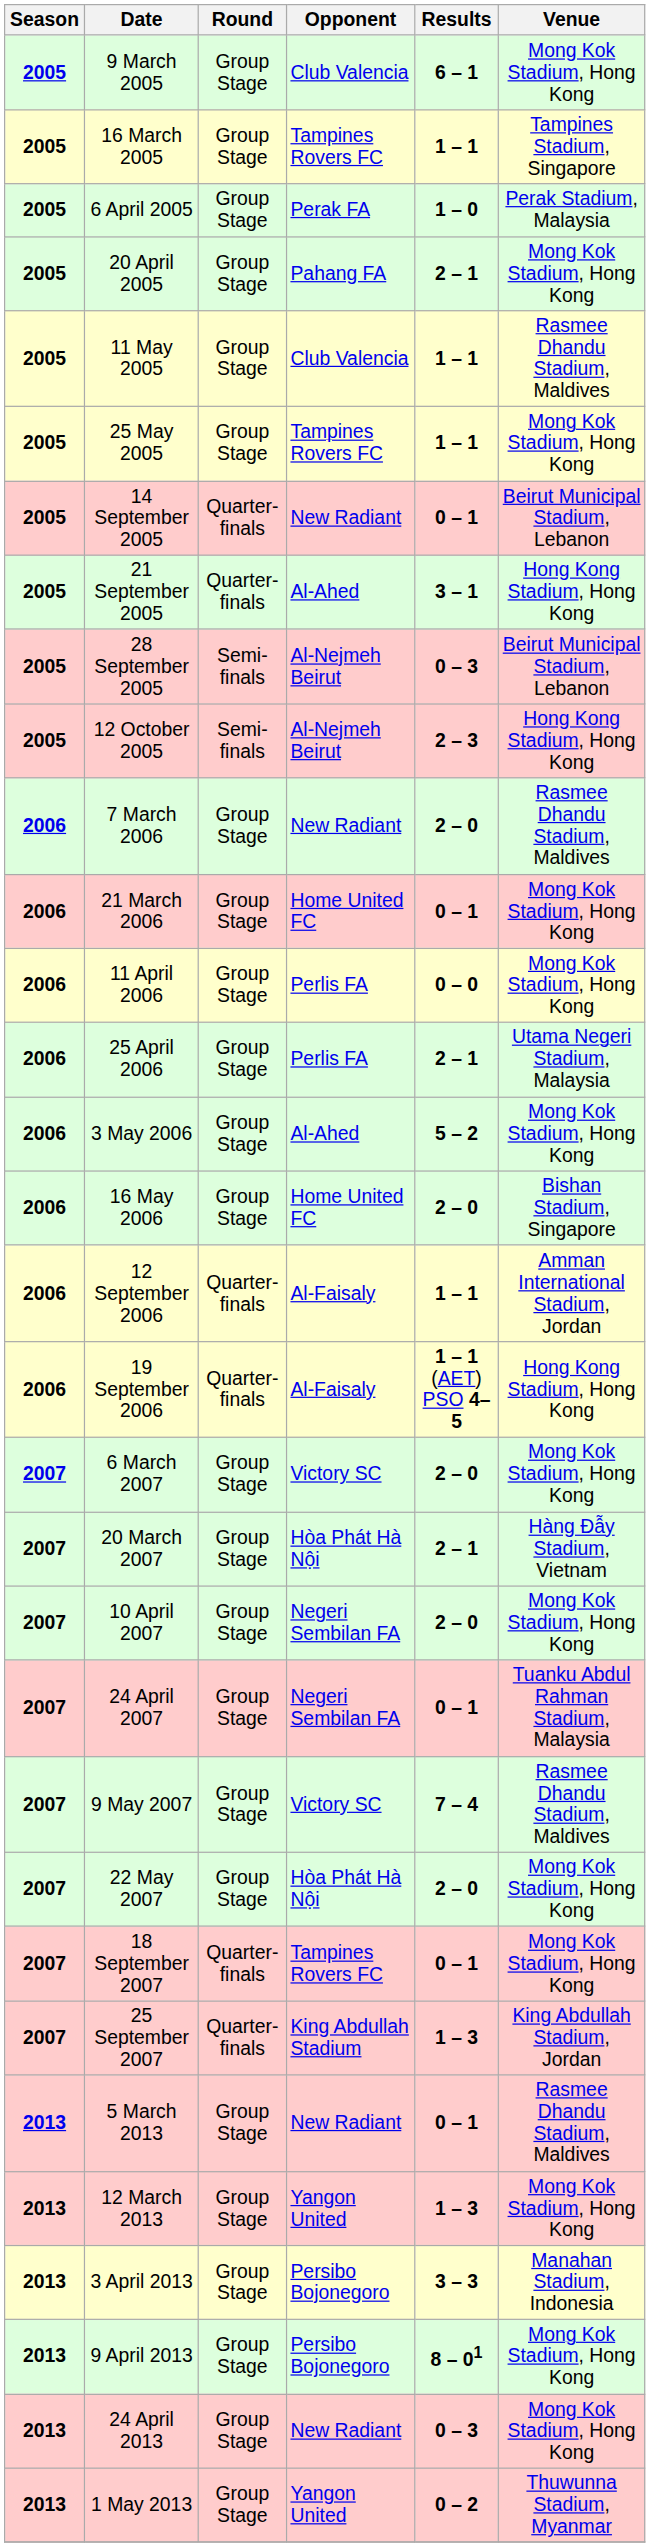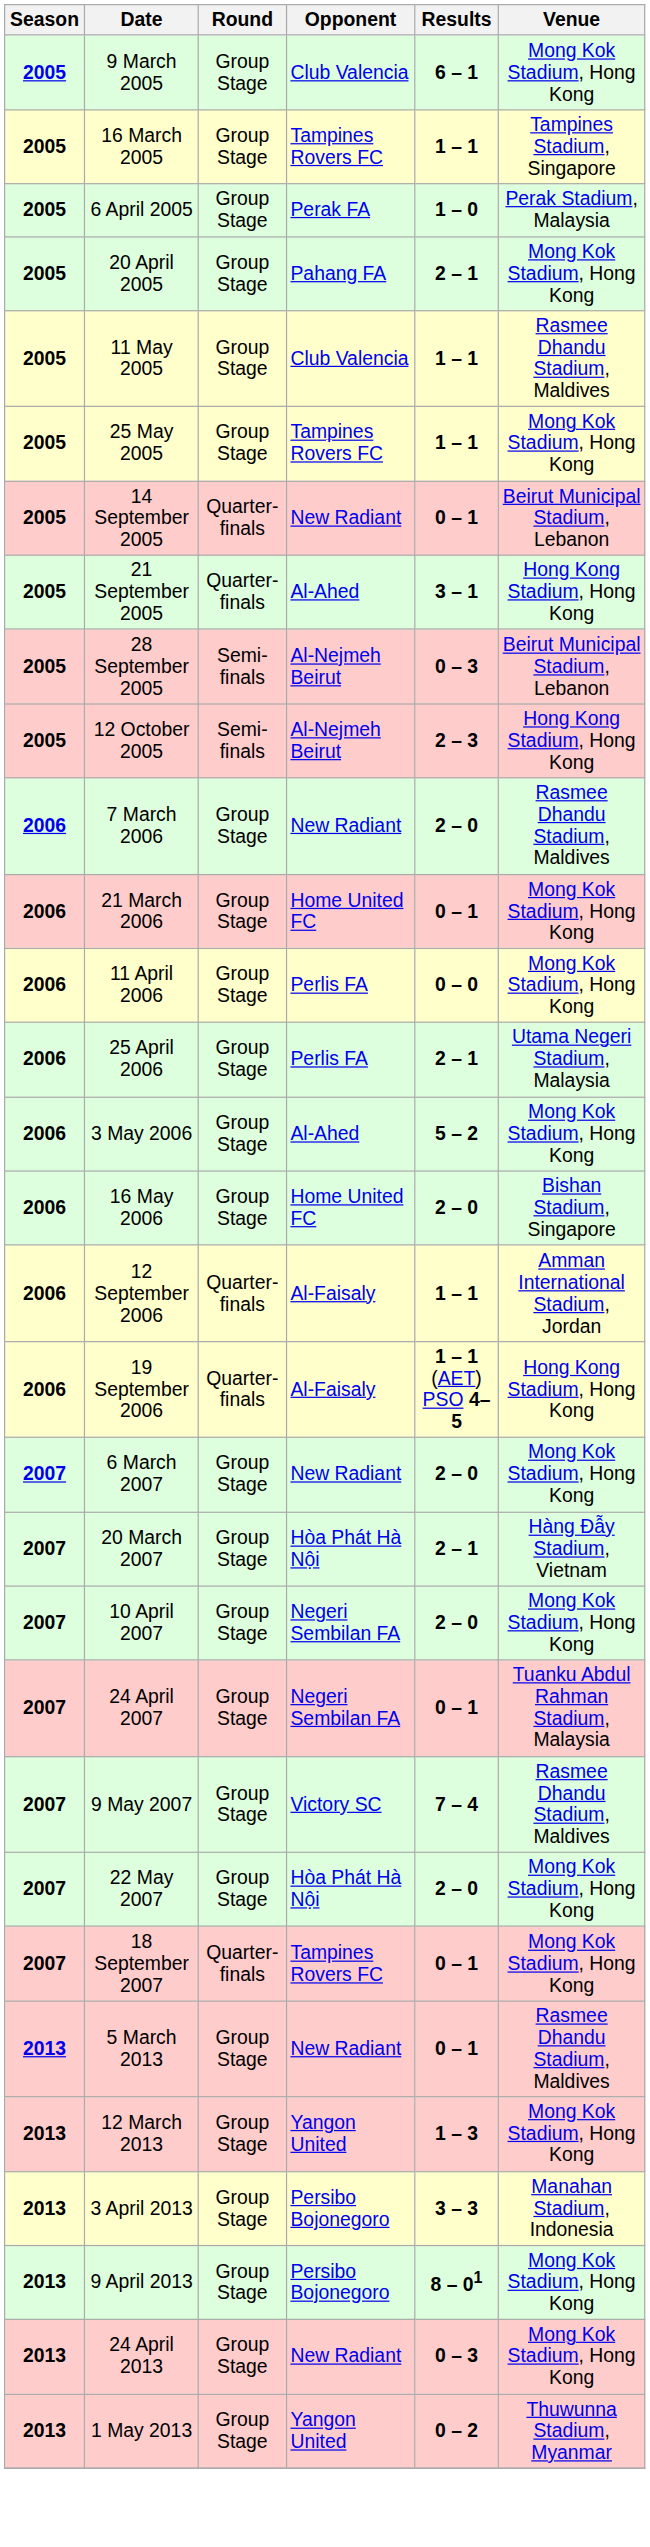(336, 1474) Victory SC -> (346, 1474) New Radiant
- row: (142, 2037)
